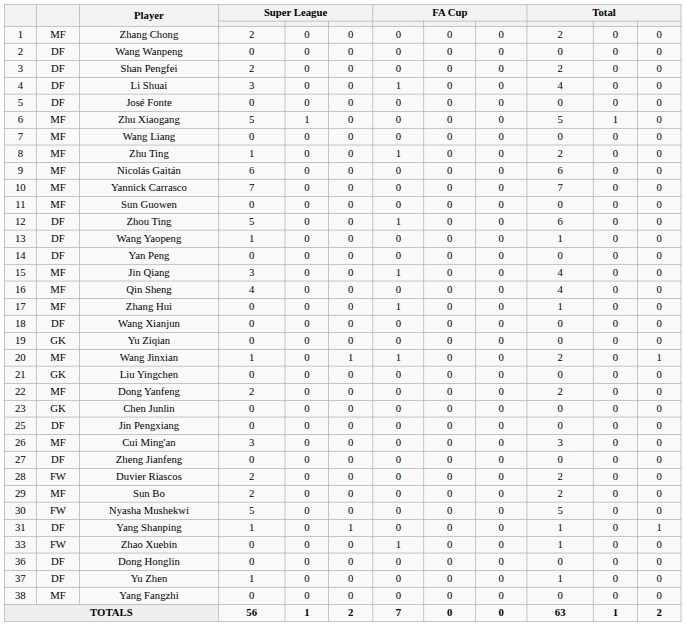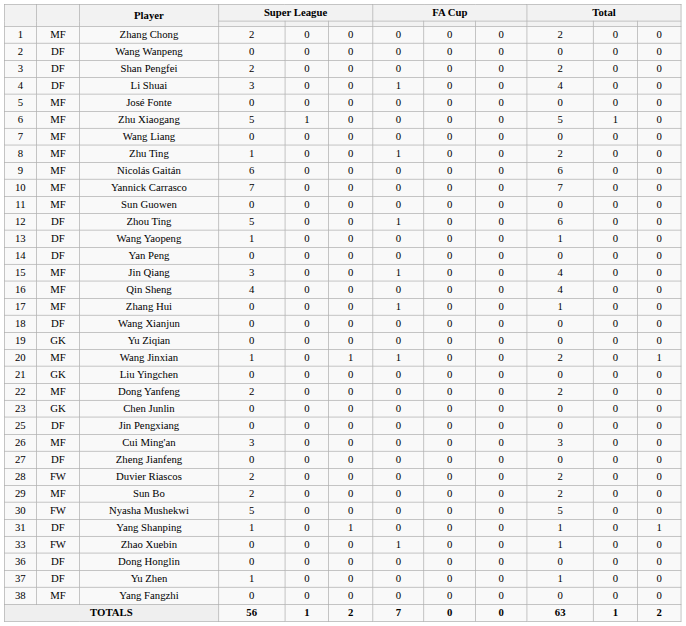(58, 102) DF -> (58, 102) MF
